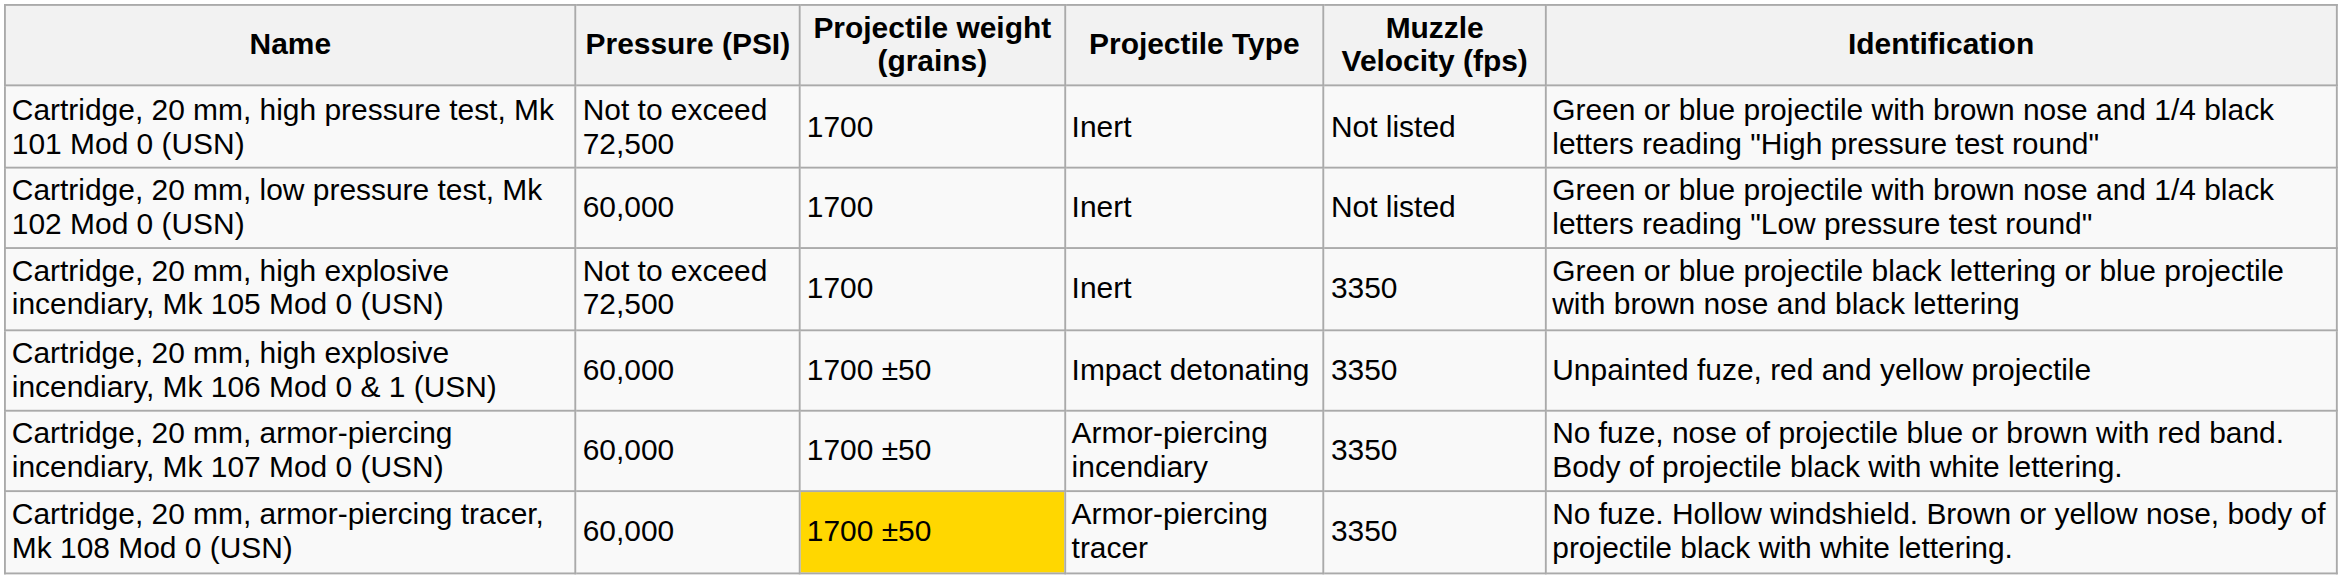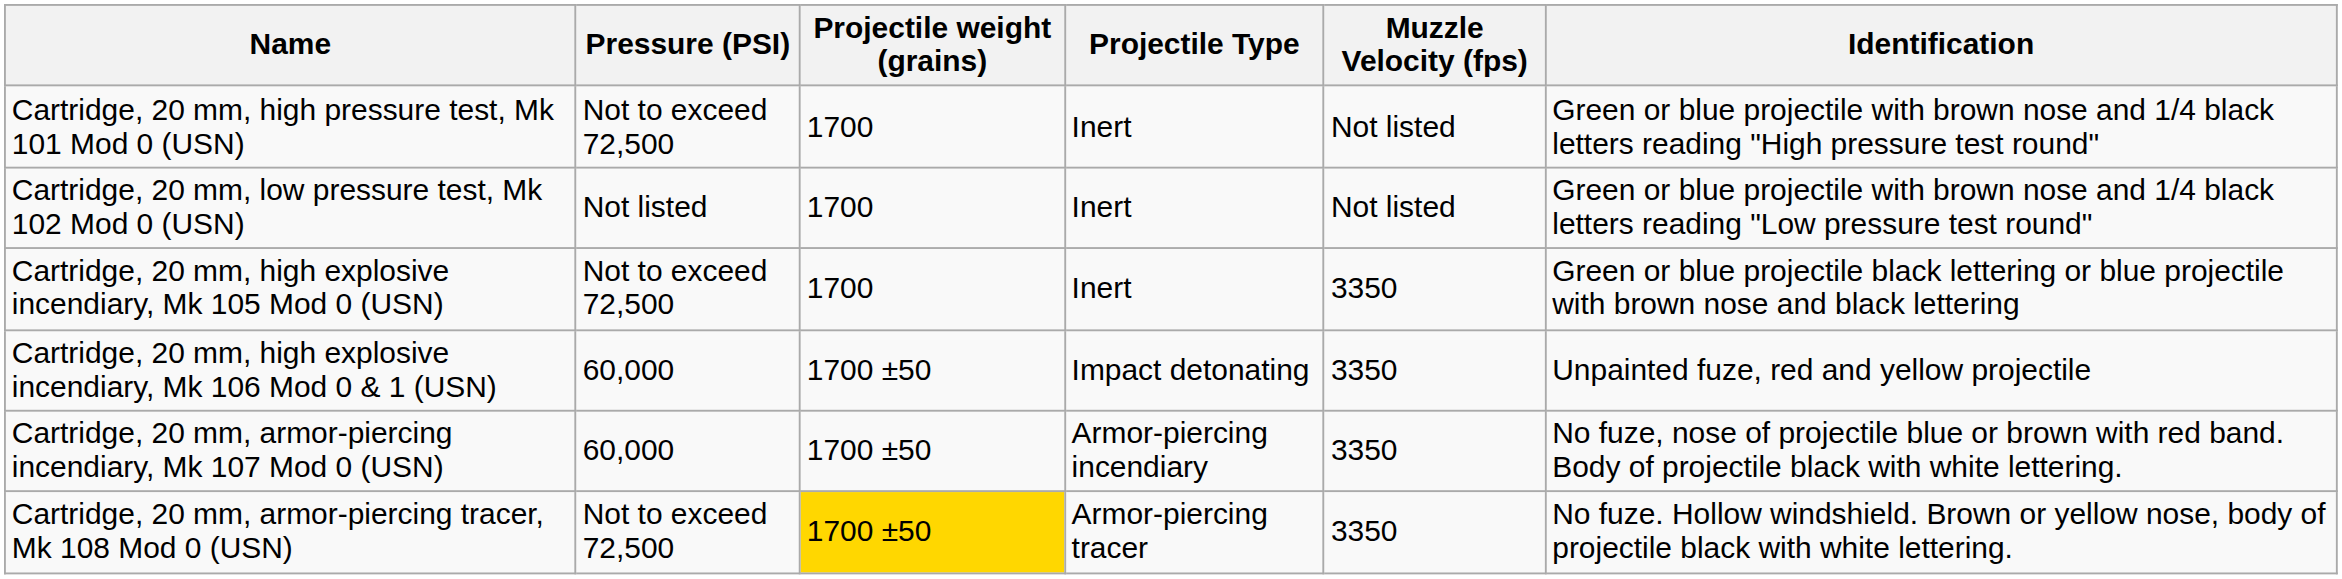(628, 207) 60,000 -> (645, 207) Not listed
(628, 531) 60,000 -> (675, 531) Not to exceed 72,500
